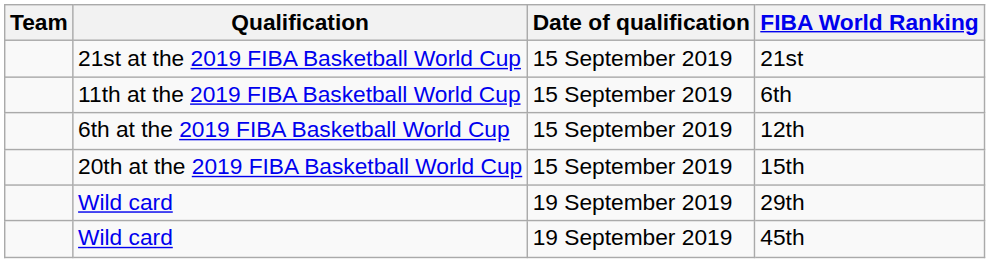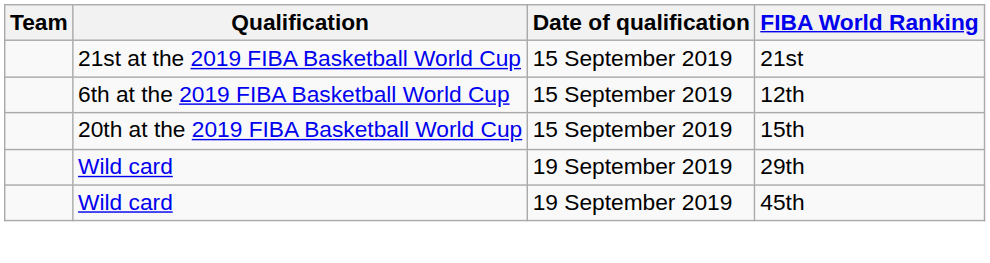- row: (776, 94)
